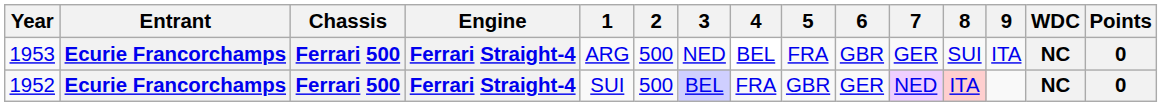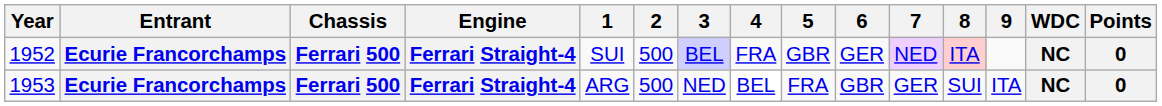rows swapped: (32, 86) <-> (32, 54)
